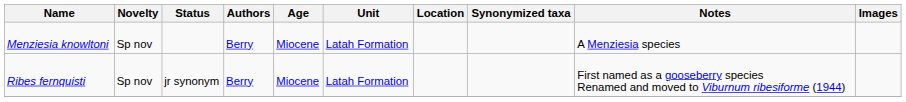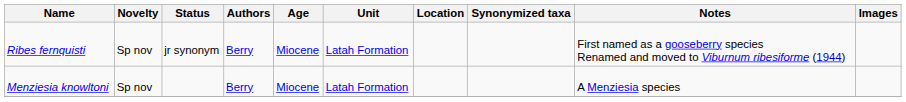rows swapped: (58, 44) <-> (46, 81)
